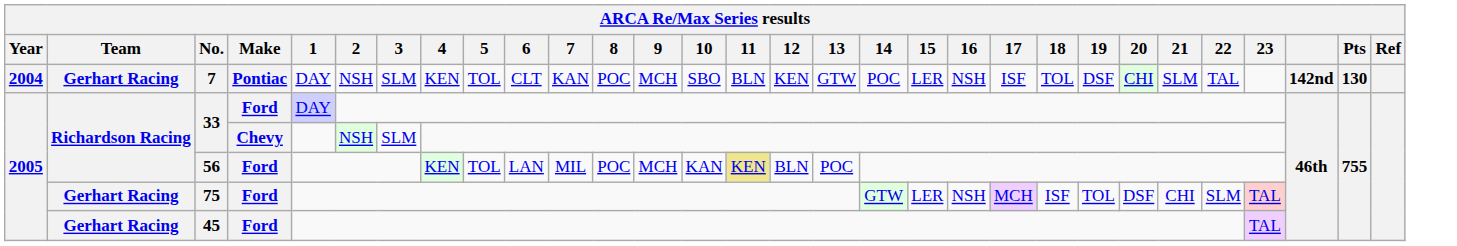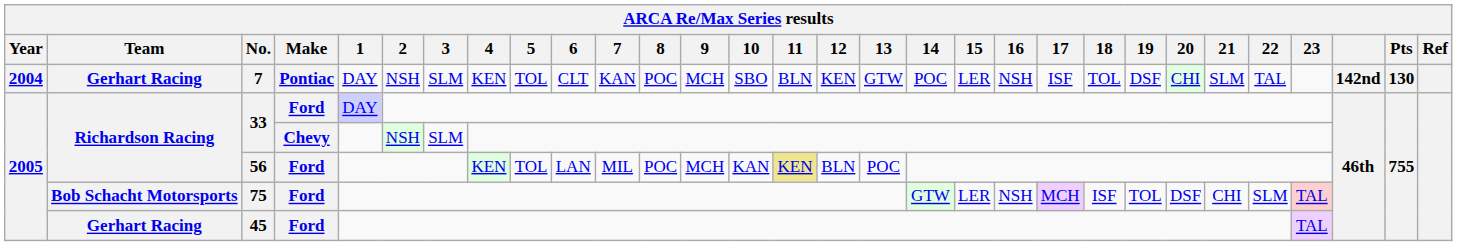(121, 196) Gerhart Racing -> (144, 196) Bob Schacht Motorsports
